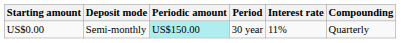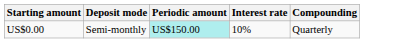- column: (247, 12)
(277, 29) 11% -> (241, 29) 10%
